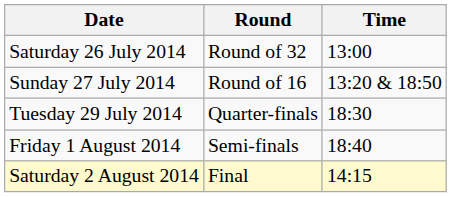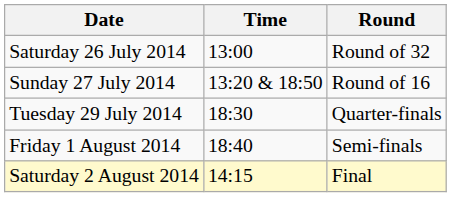columns swapped: (384, 20) <-> (263, 20)
